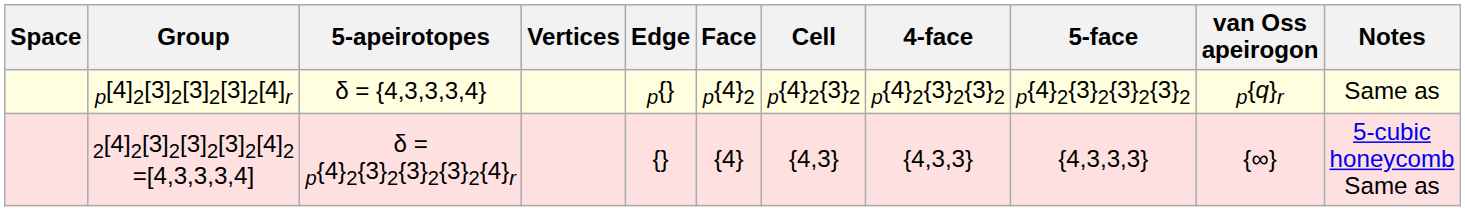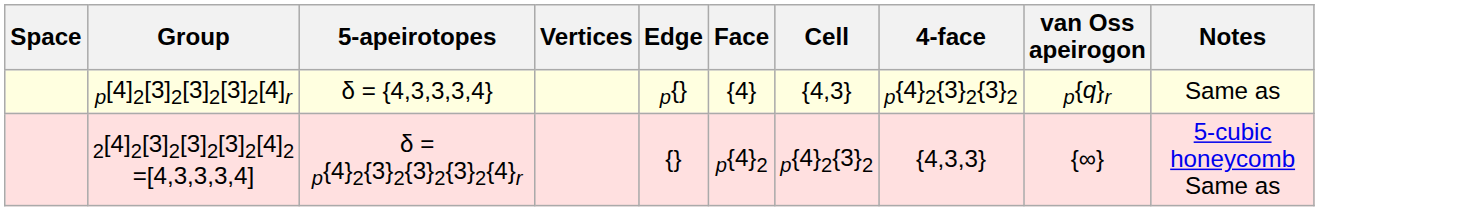- column: (1103, 37)
(729, 92) p{4}2 -> (742, 91) {4}
(814, 92) p{4}2{3}2 -> (827, 91) {4,3}
(729, 159) {4} -> (742, 160) p{4}2
(814, 159) {4,3} -> (827, 160) p{4}2{3}2
